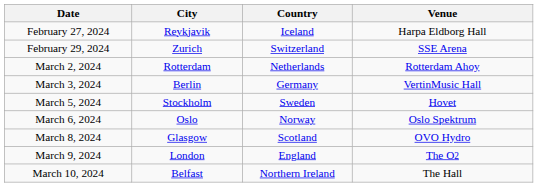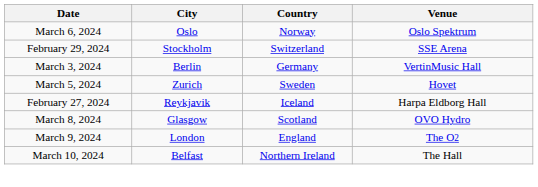rows swapped: (68, 31) <-> (68, 119)
(187, 48) Zurich -> (187, 48) Stockholm
- row: (68, 66)
(187, 102) Stockholm -> (187, 84) Zurich
